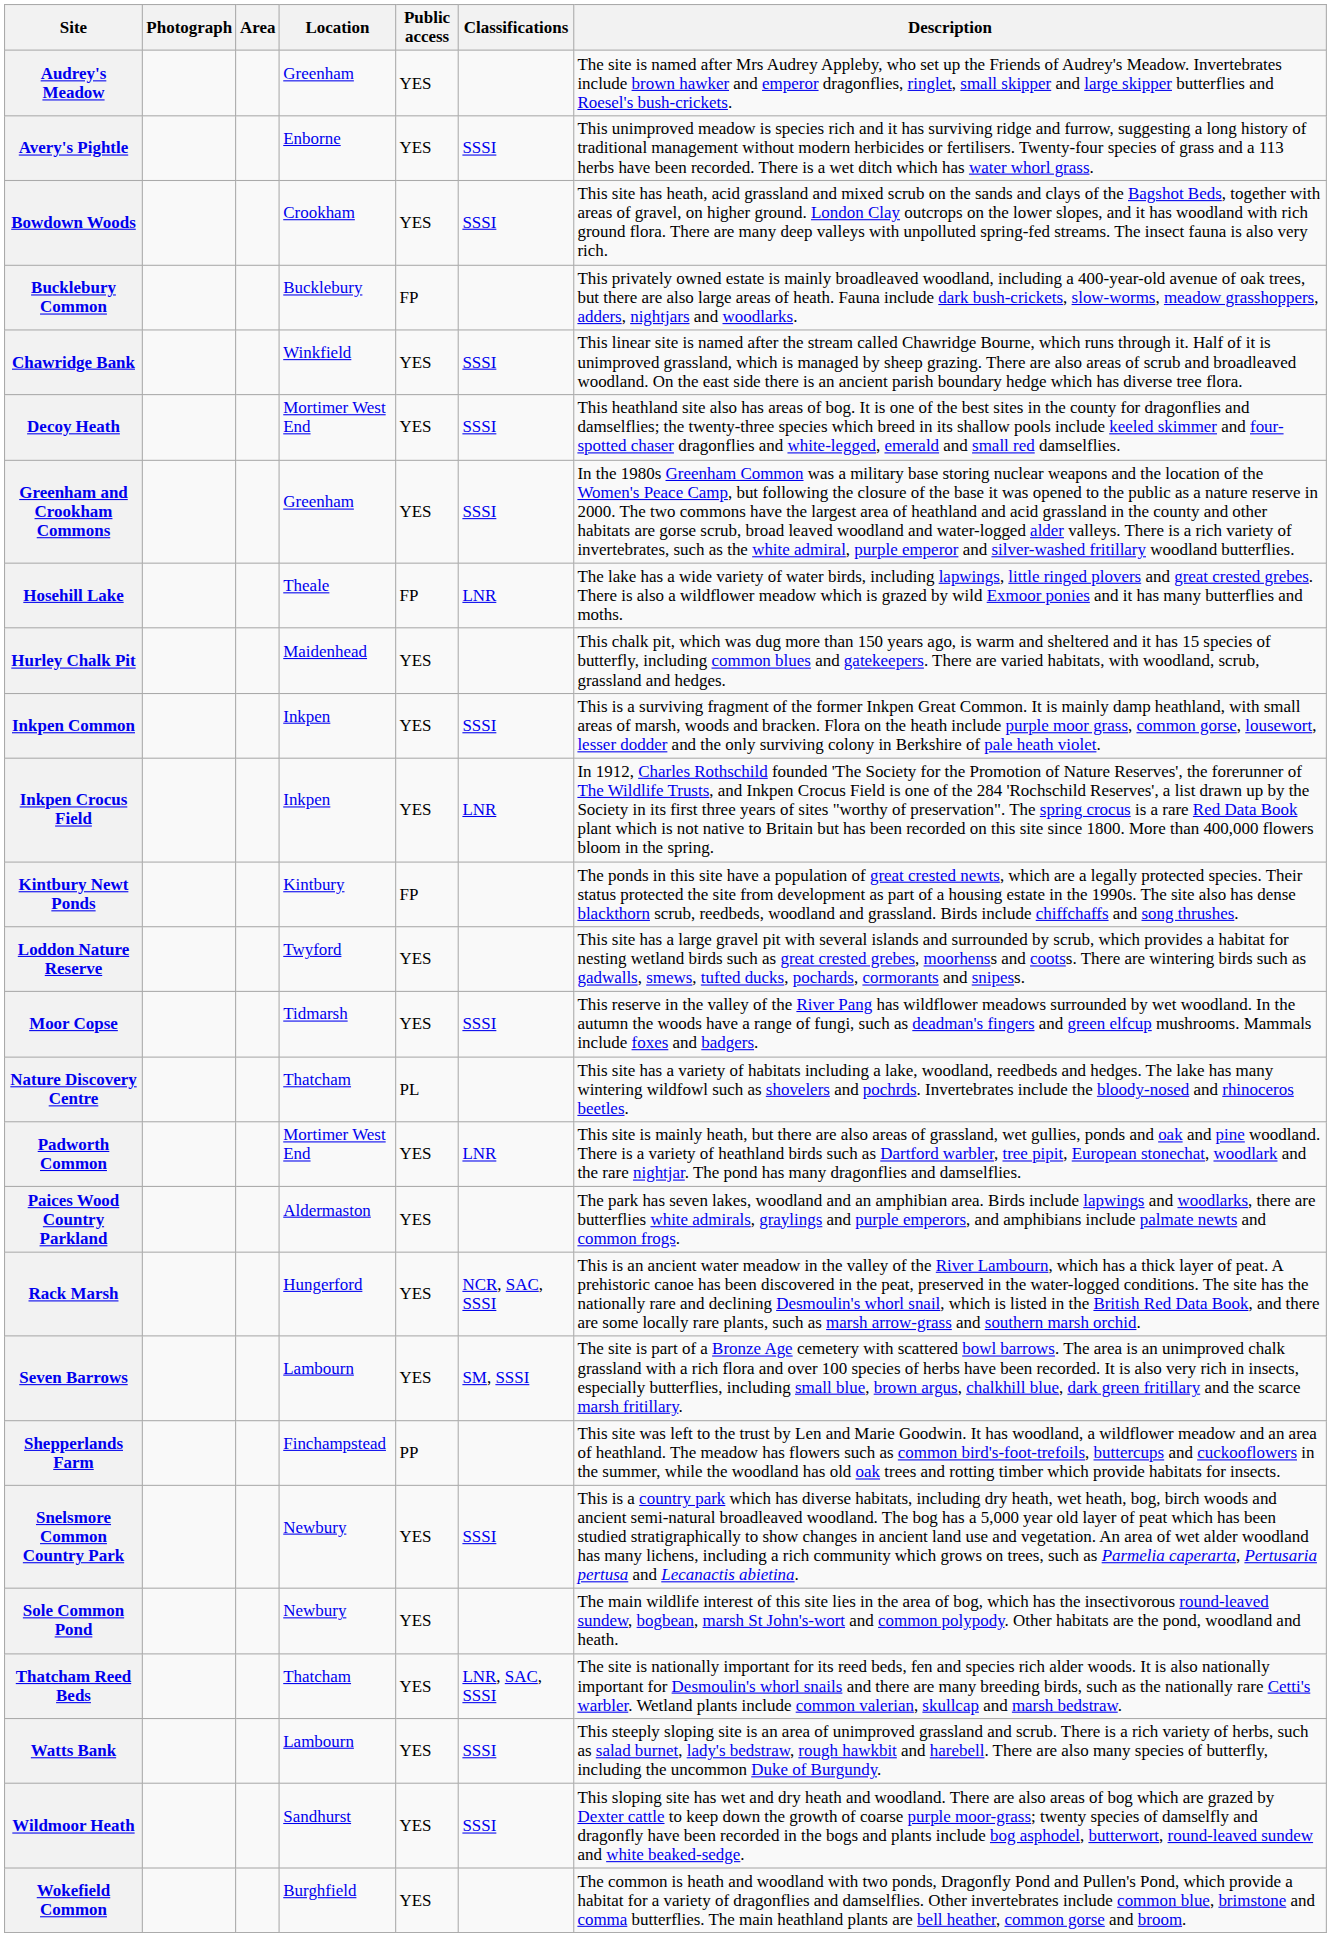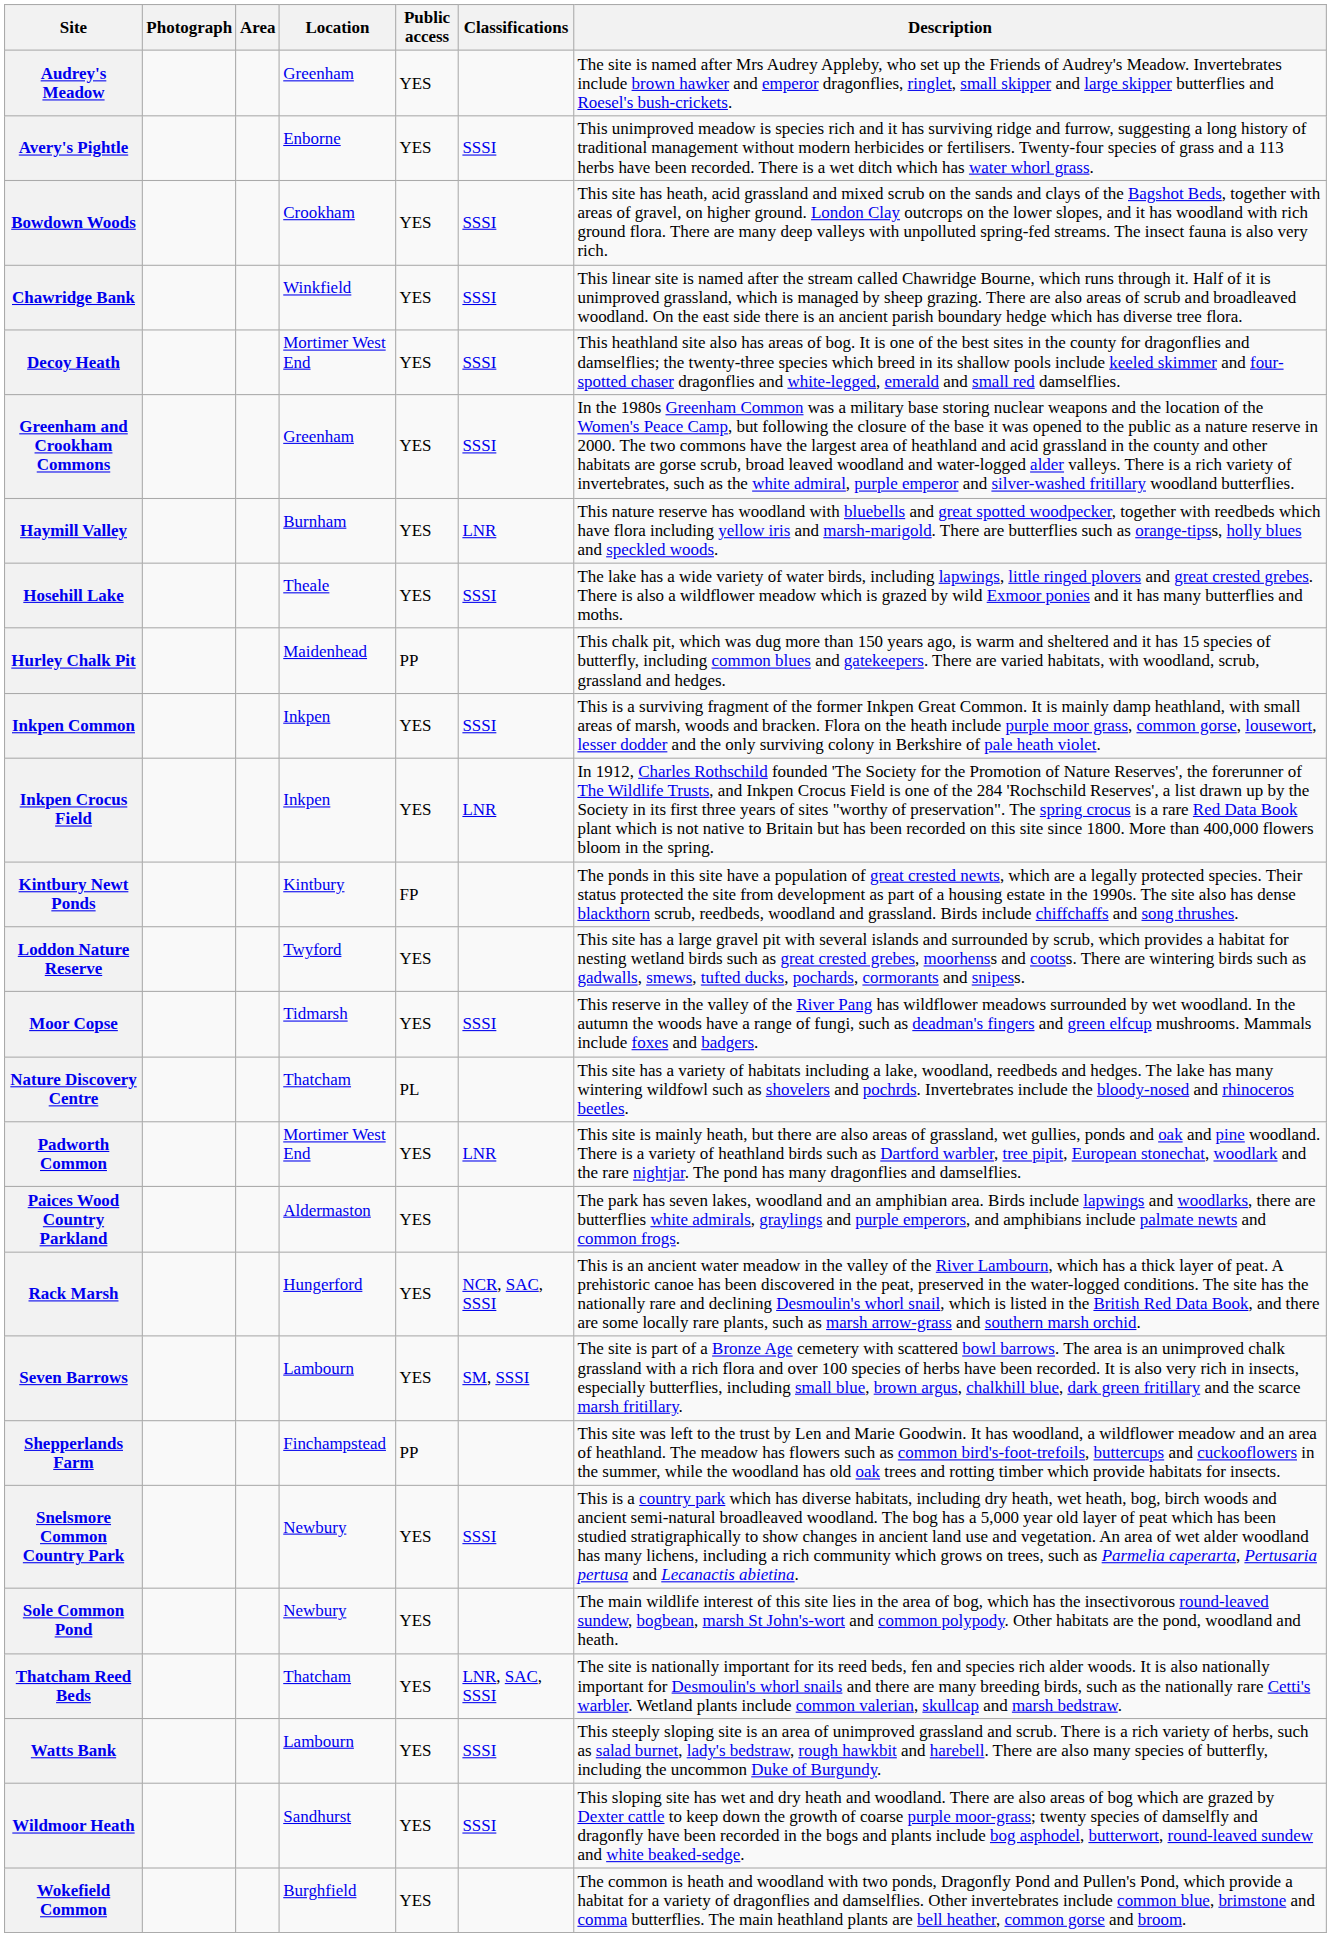- row: (73, 297)
+ row: (73, 530)
(409, 595) FP -> (416, 595) YES
(479, 595) LNR -> (479, 595) SSSI
(416, 660) YES -> (409, 660) PP
